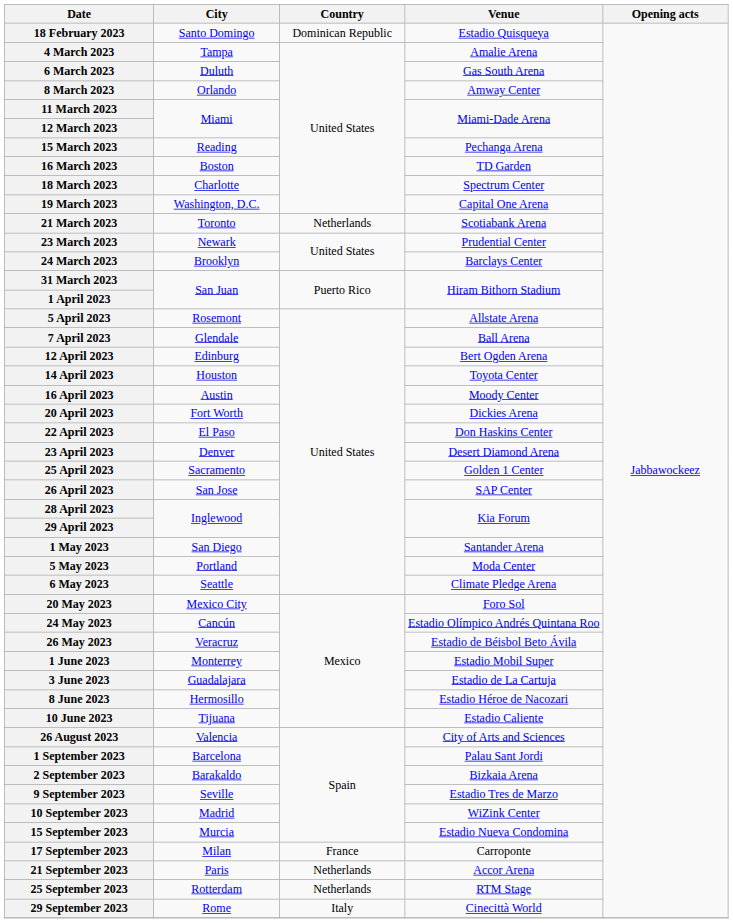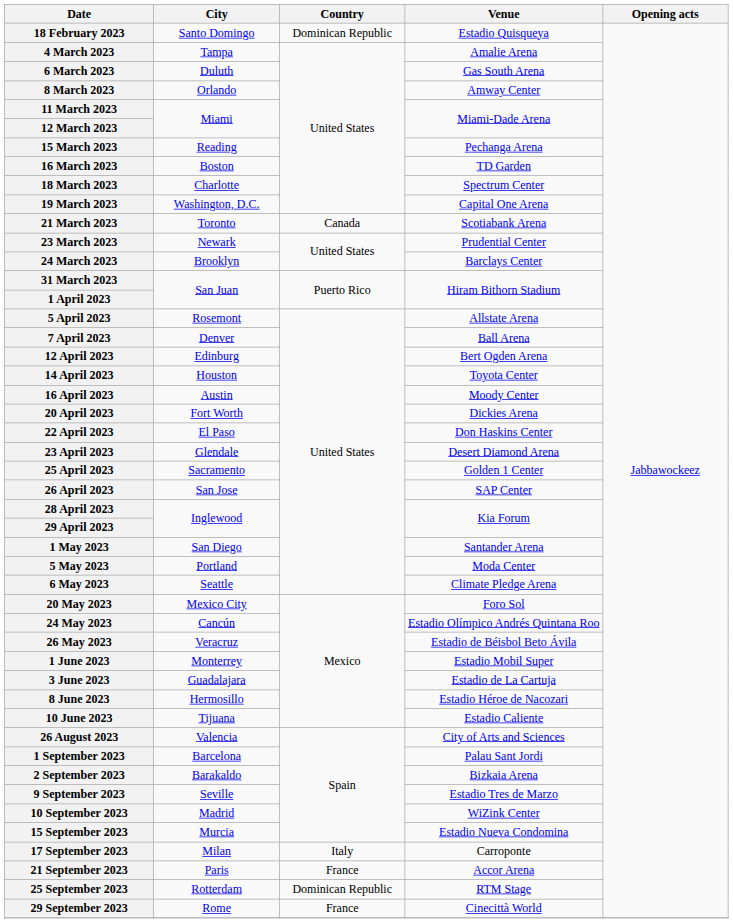(342, 223) Netherlands -> (342, 223) Canada
(217, 337) Glendale -> (217, 337) Denver
(217, 451) Denver -> (217, 451) Glendale
(342, 851) France -> (342, 851) Italy
(342, 870) Netherlands -> (342, 870) France
(342, 889) Netherlands -> (342, 889) Dominican Republic
(342, 908) Italy -> (342, 908) France
